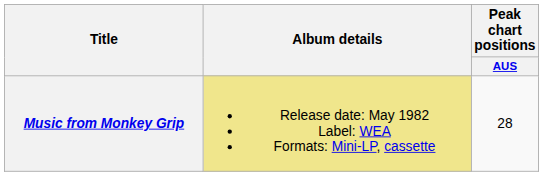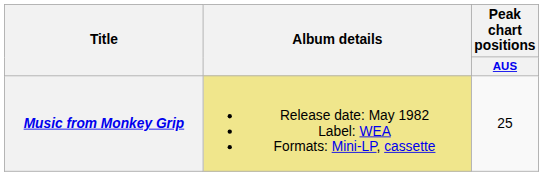(505, 123) 28 -> (505, 123) 25
